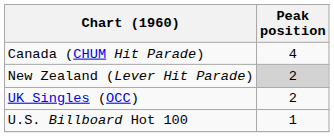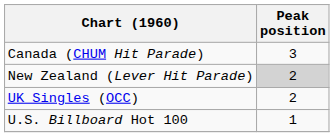(293, 54) 4 -> (293, 54) 3
